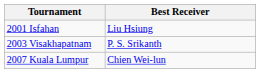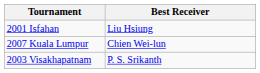rows swapped: (49, 44) <-> (48, 60)
